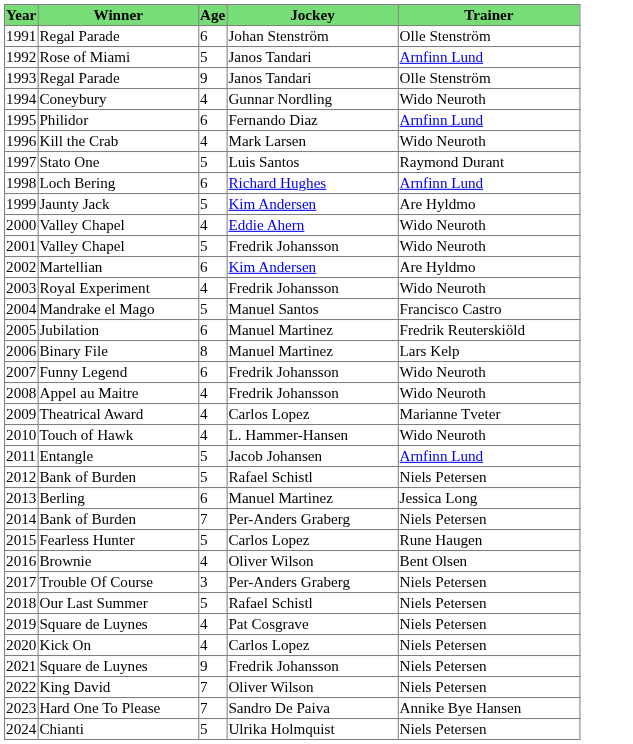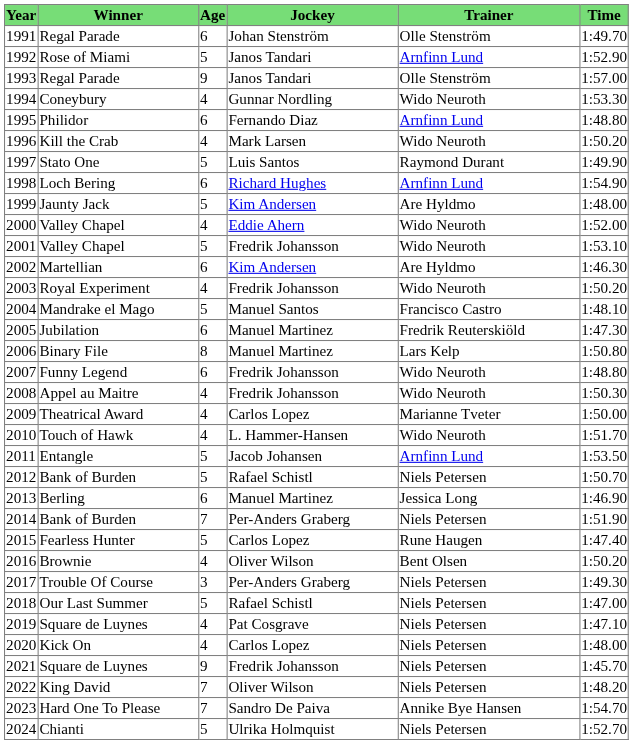+ column: (604, 14)
